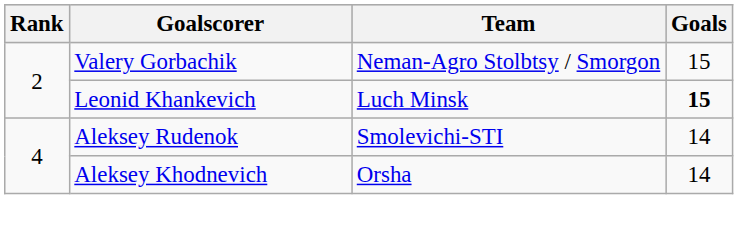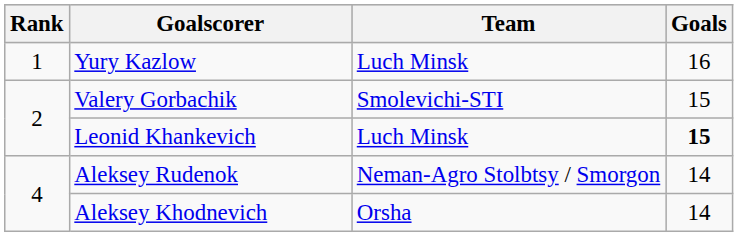+ row: (135, 61)
(509, 61) Neman-Agro Stolbtsy / Smorgon -> (430, 99) Smolevichi-STI
(430, 137) Smolevichi-STI -> (509, 174) Neman-Agro Stolbtsy / Smorgon
